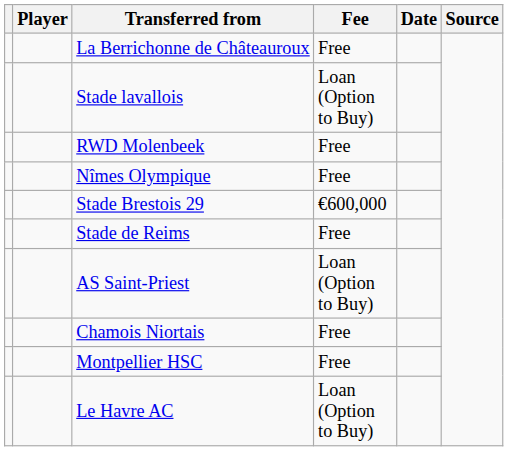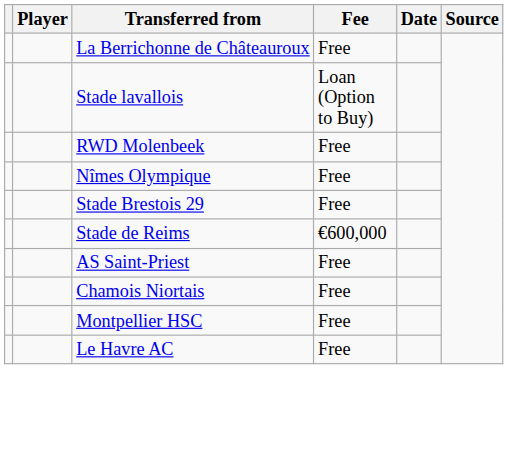(352, 204) €600,000 -> (334, 204) Free
(334, 233) Free -> (352, 233) €600,000
(346, 283) Loan (Option to Buy) -> (334, 262) Free
(346, 410) Loan (Option to Buy) -> (334, 349) Free
